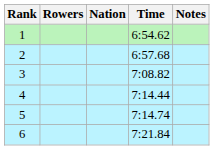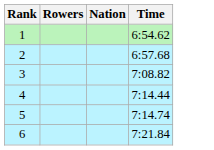- column: (191, 14)
